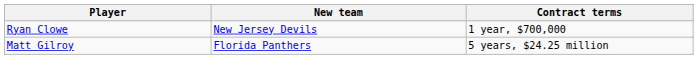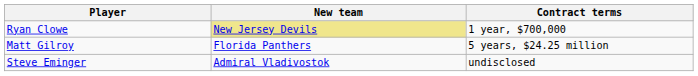(265, 29) no background -> (265, 29) khaki background
+ row: (46, 62)
